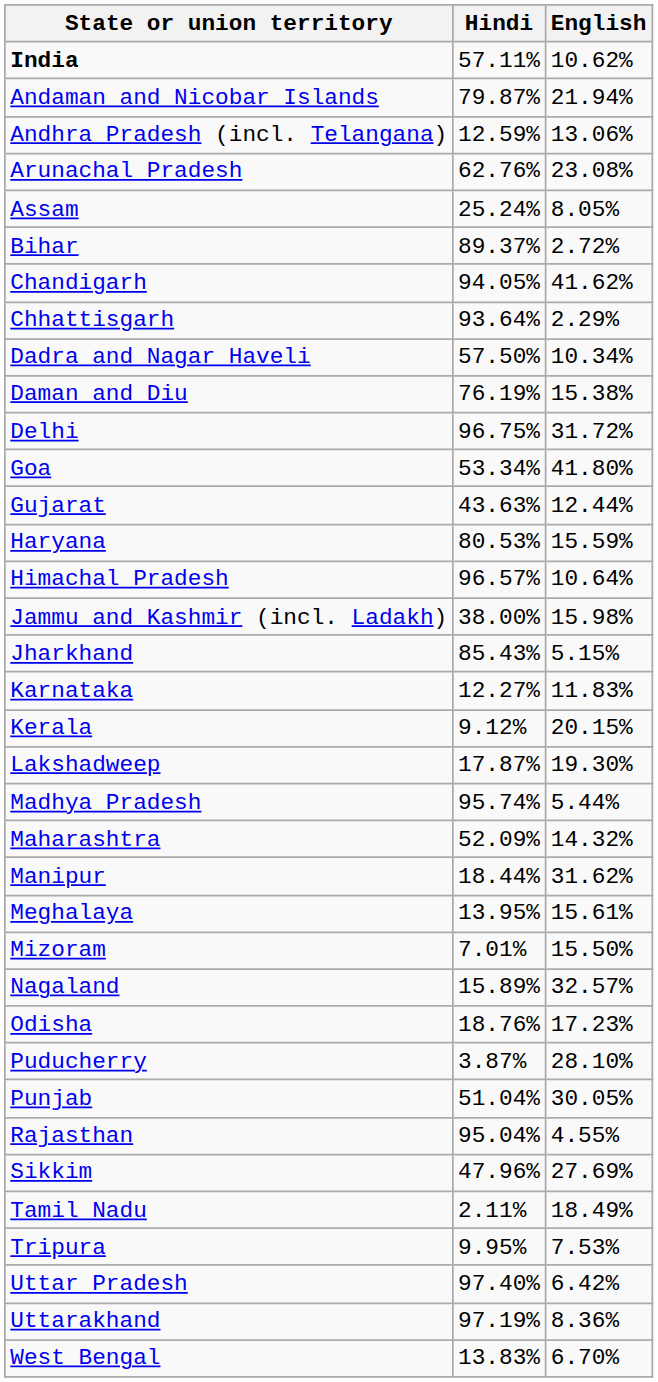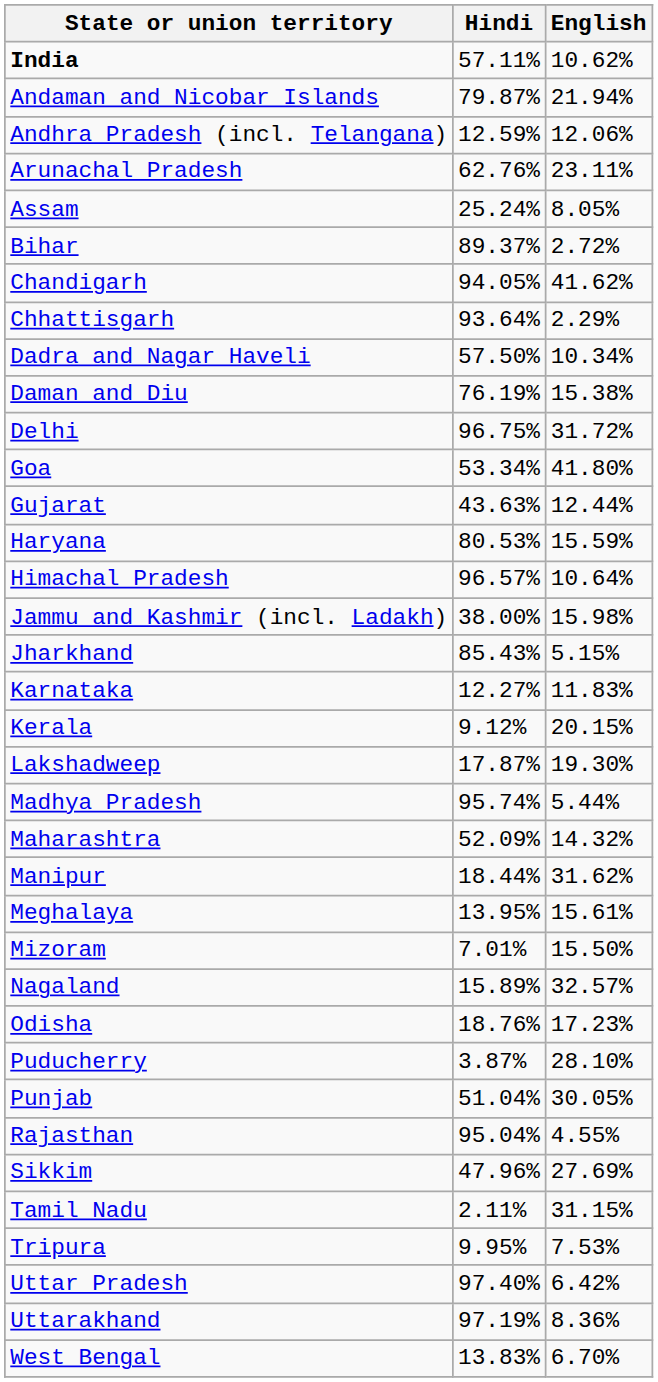(592, 135) 13.06% -> (592, 135) 12.06%
(592, 172) 23.08% -> (592, 172) 23.11%
(592, 1210) 18.49% -> (592, 1210) 31.15%
